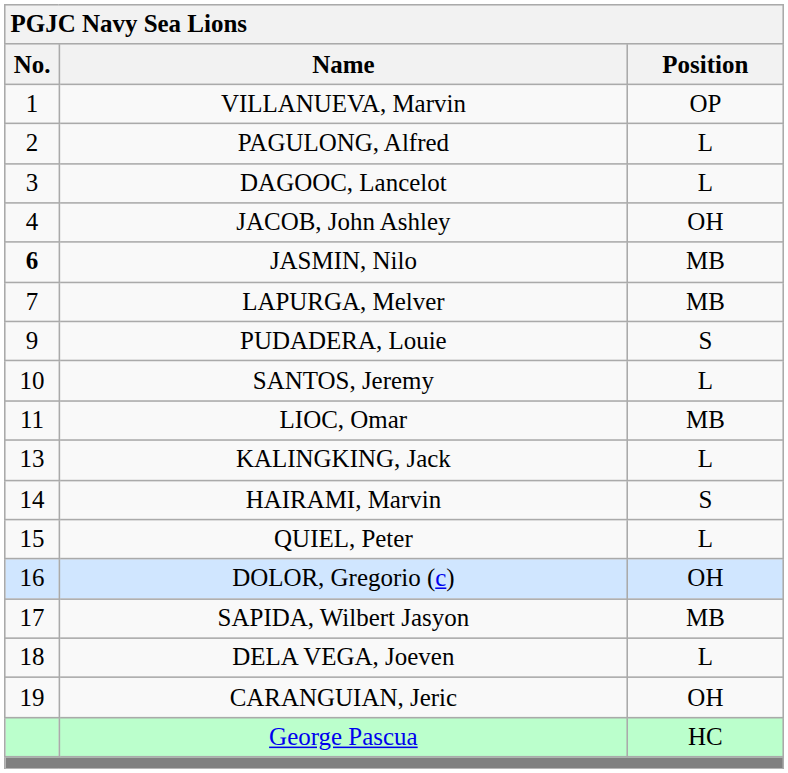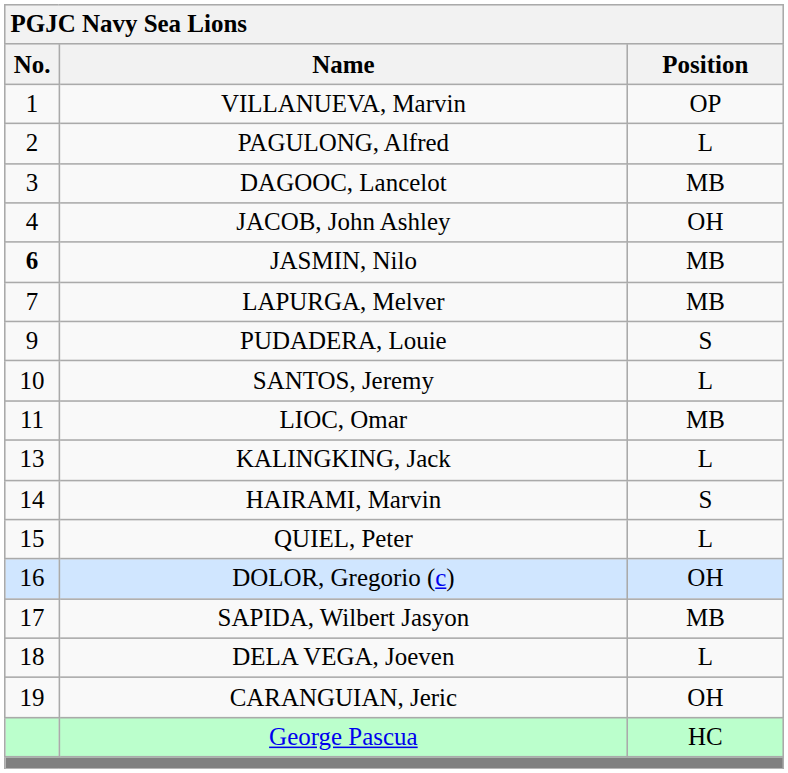(705, 182) L -> (705, 182) MB
